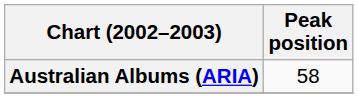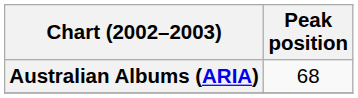(308, 76) 58 -> (308, 76) 68
